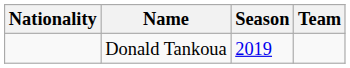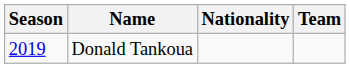columns swapped: (262, 19) <-> (53, 19)
